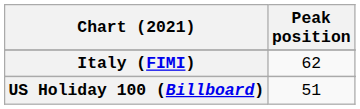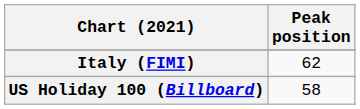(311, 90) 51 -> (311, 90) 58
